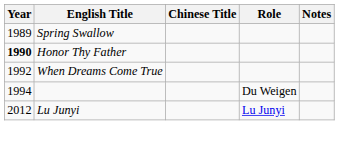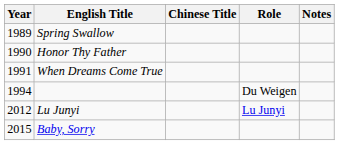(19, 52) bold -> (19, 52) normal
(19, 71) 1992 -> (19, 71) 1991
+ row: (66, 129)
